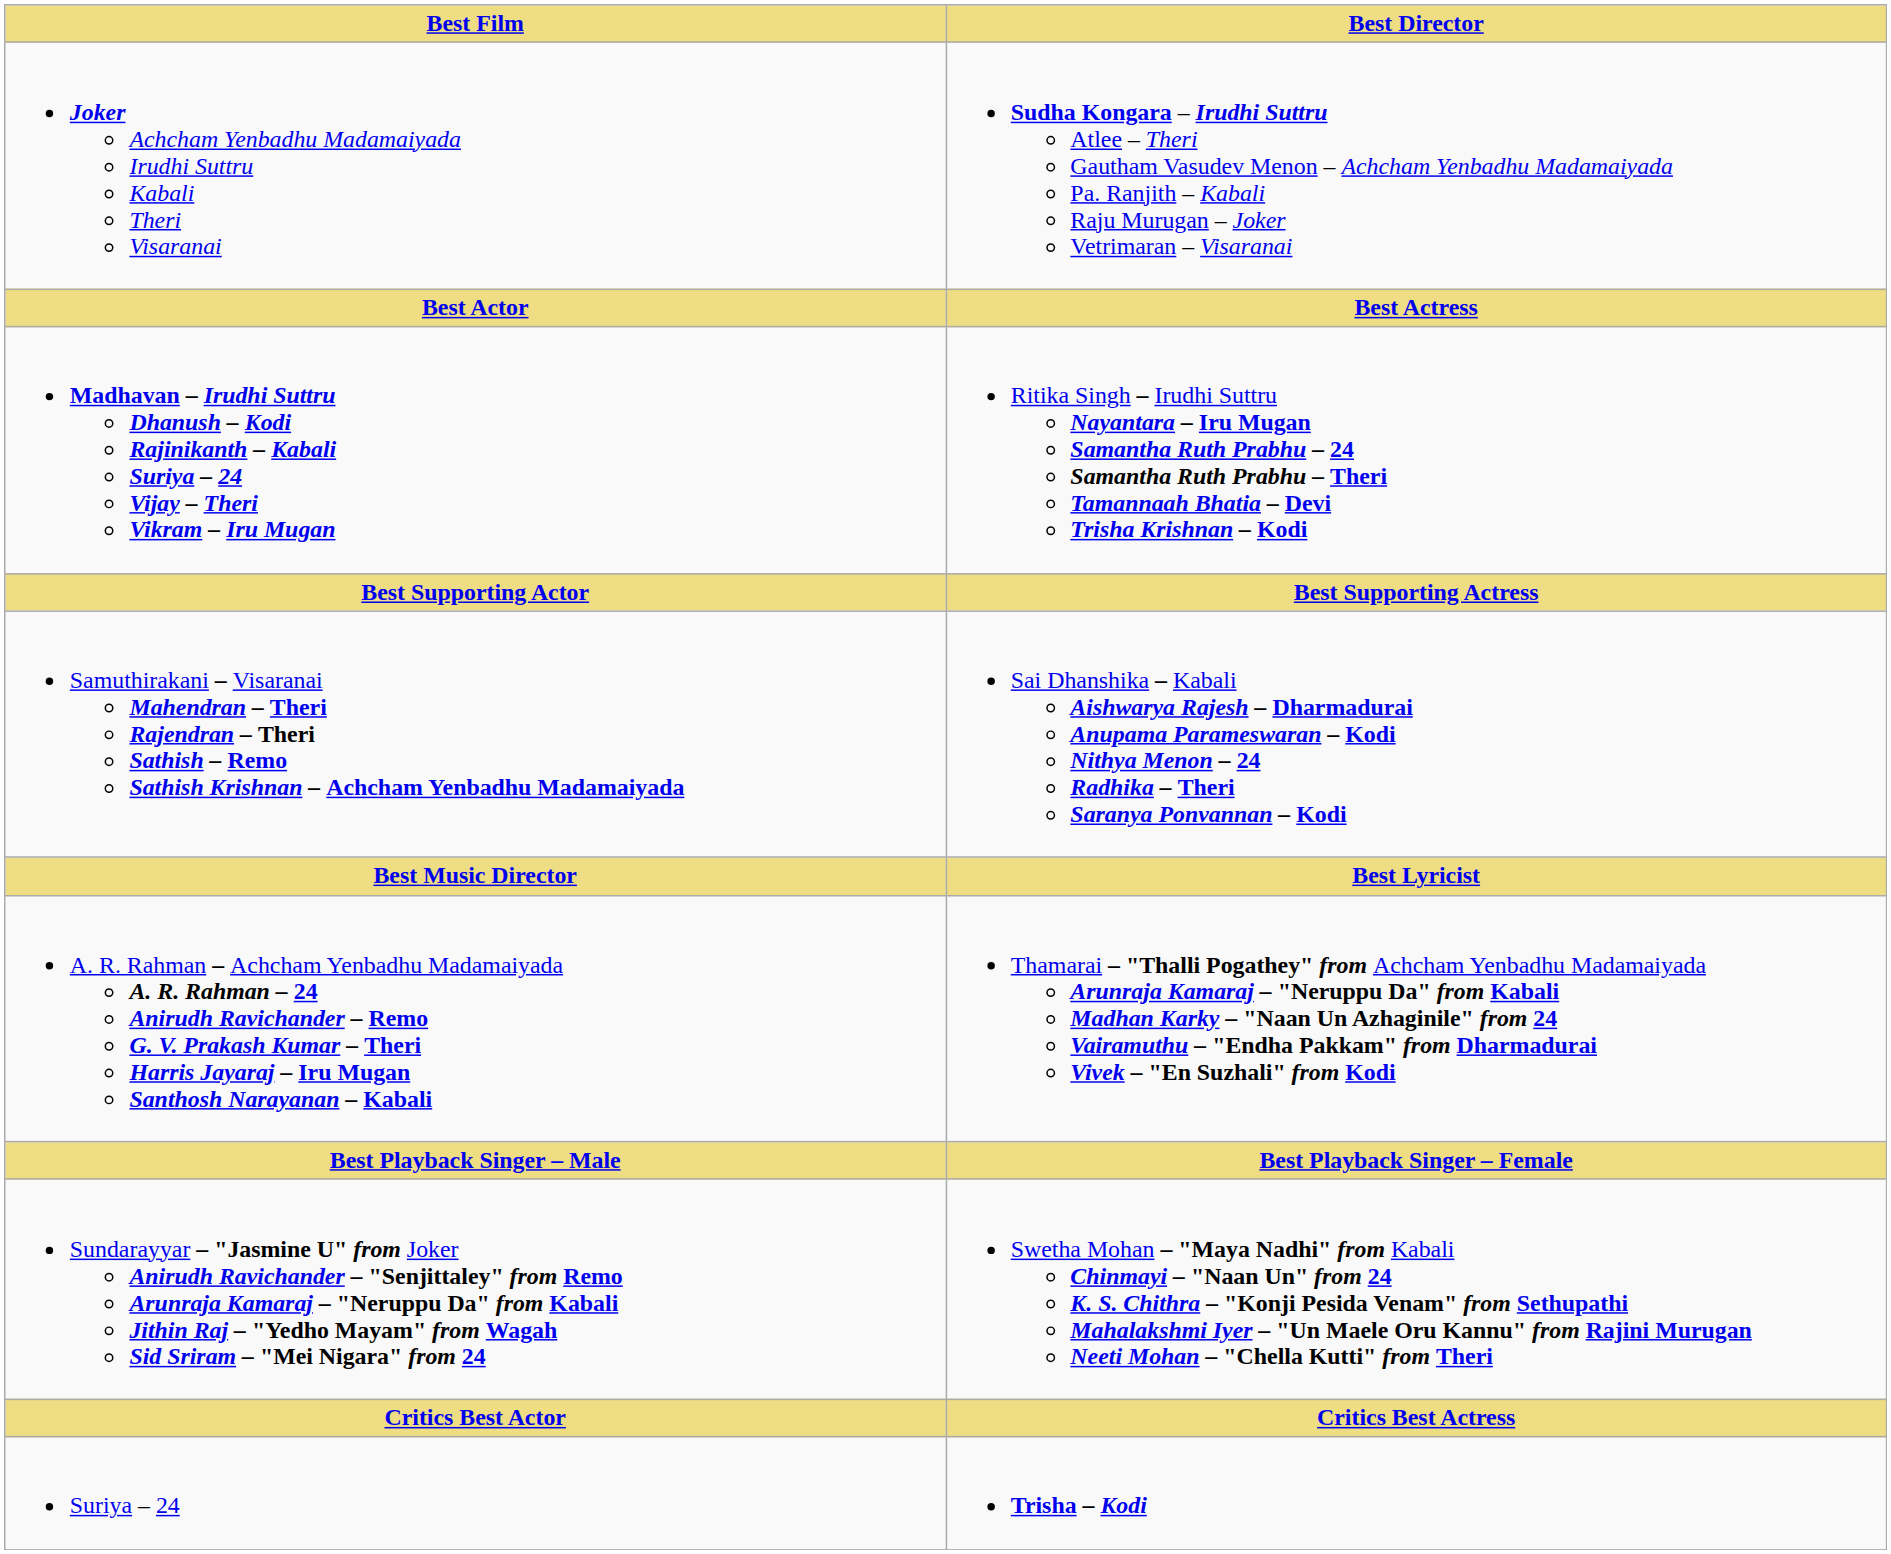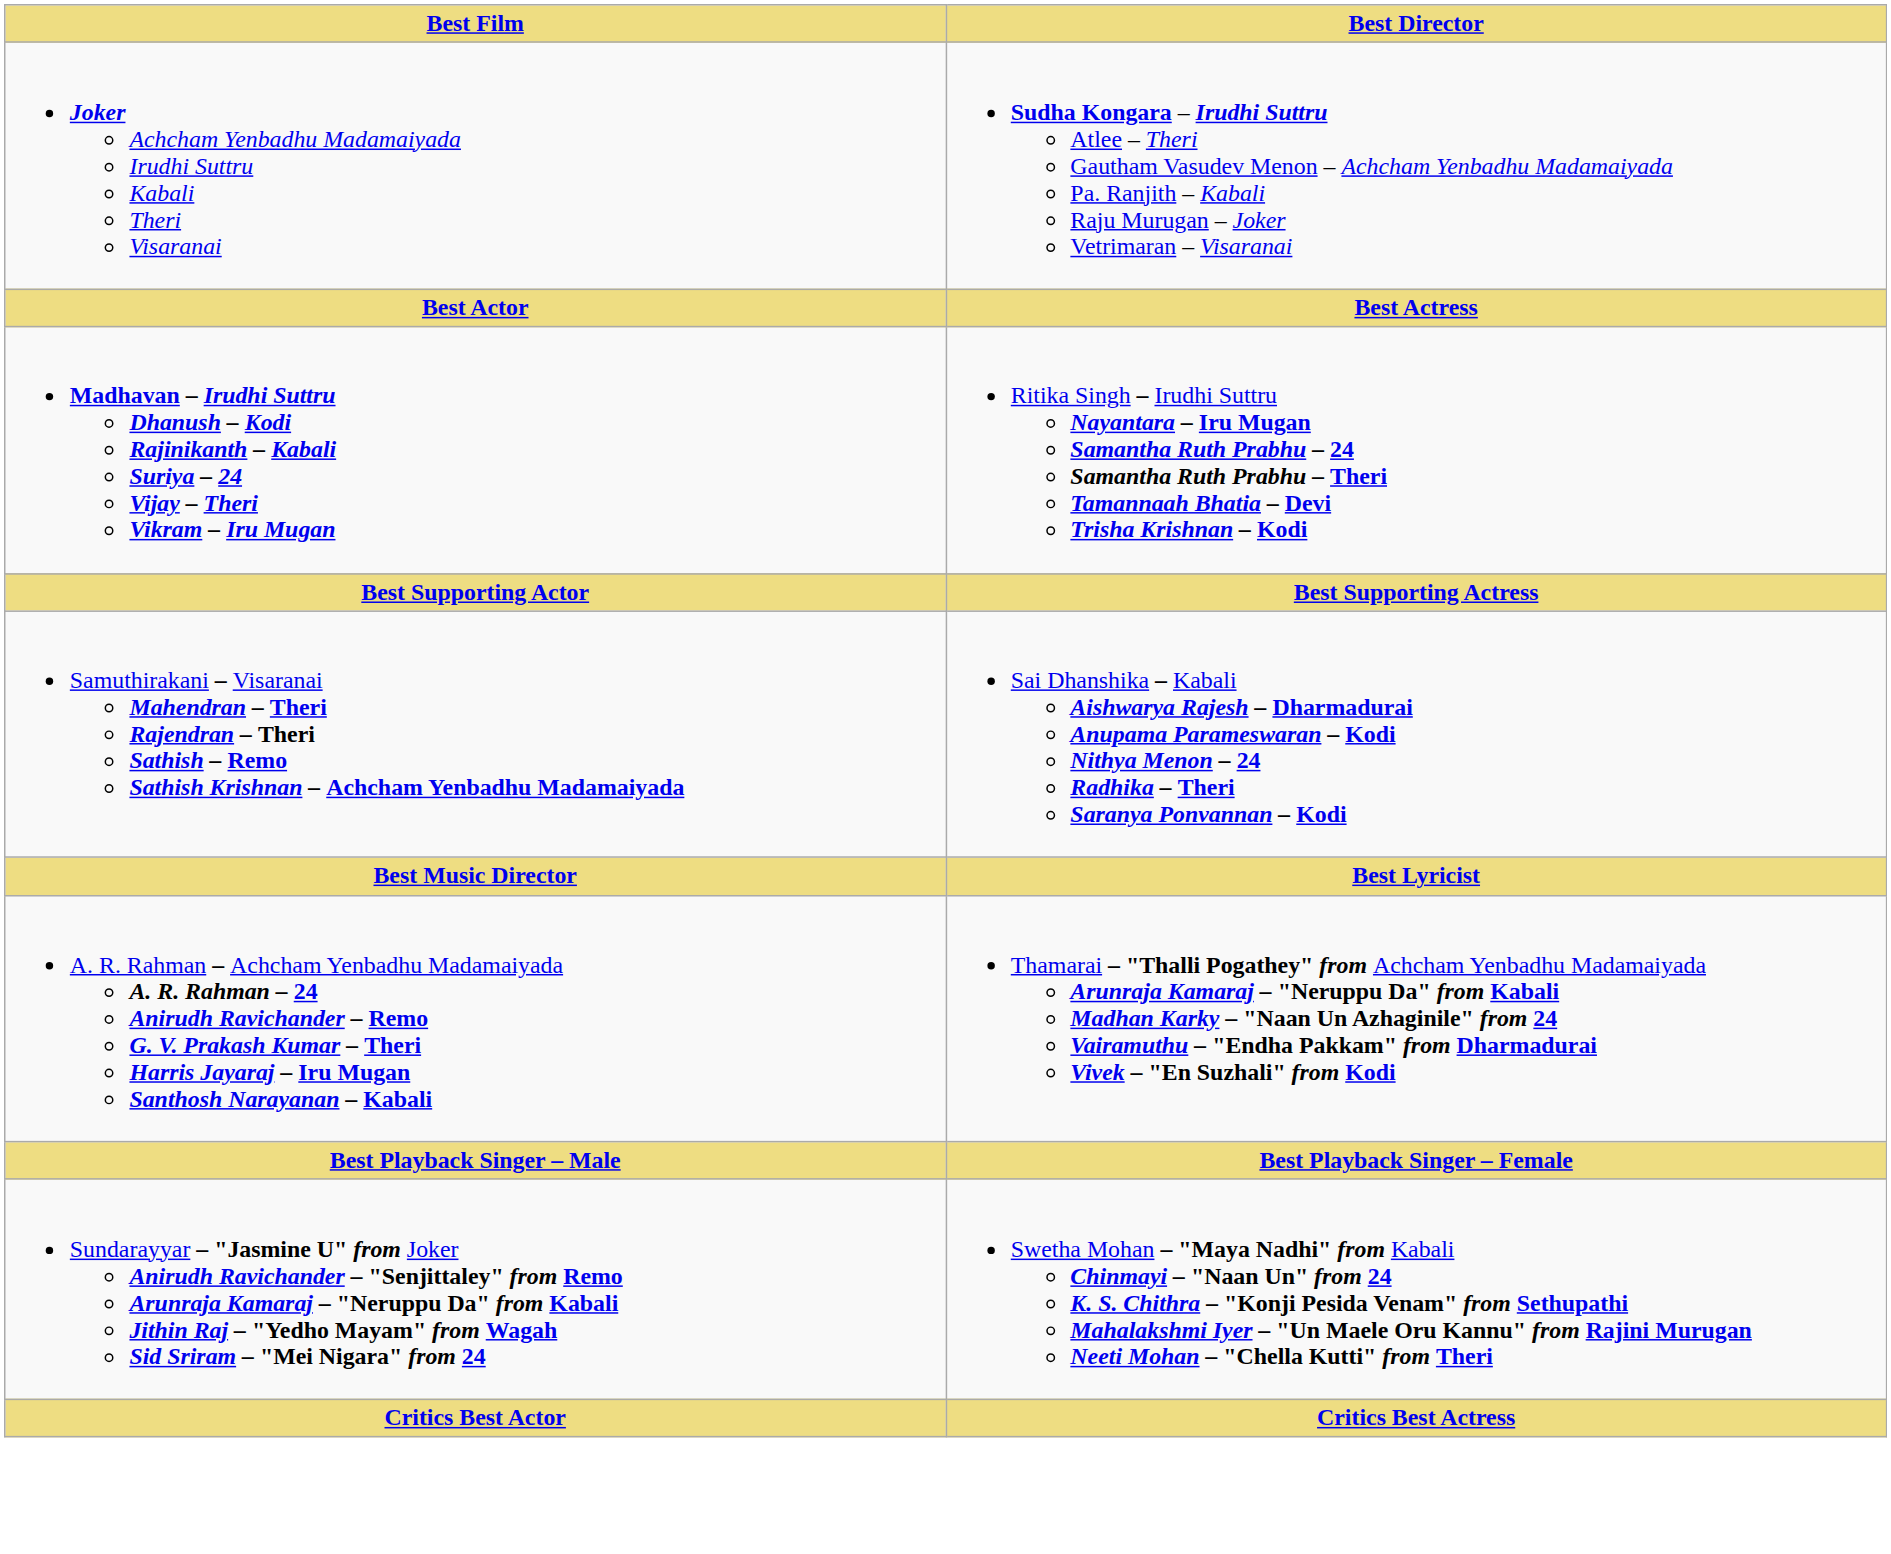- row: (475, 1506)
